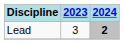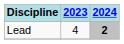(75, 30) 3 -> (75, 30) 4
